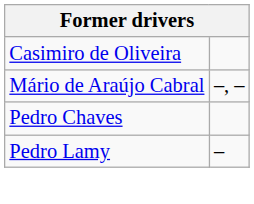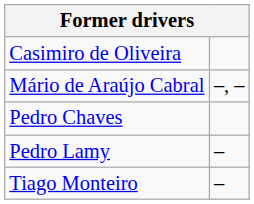+ row: (74, 183)
